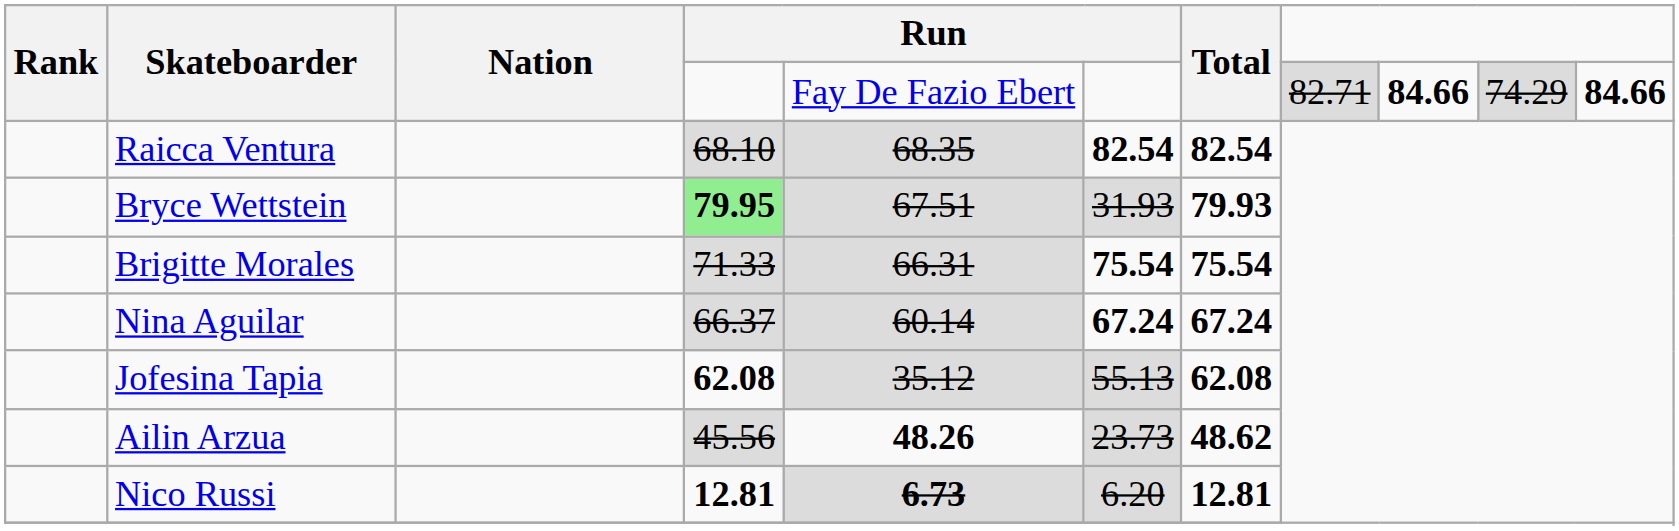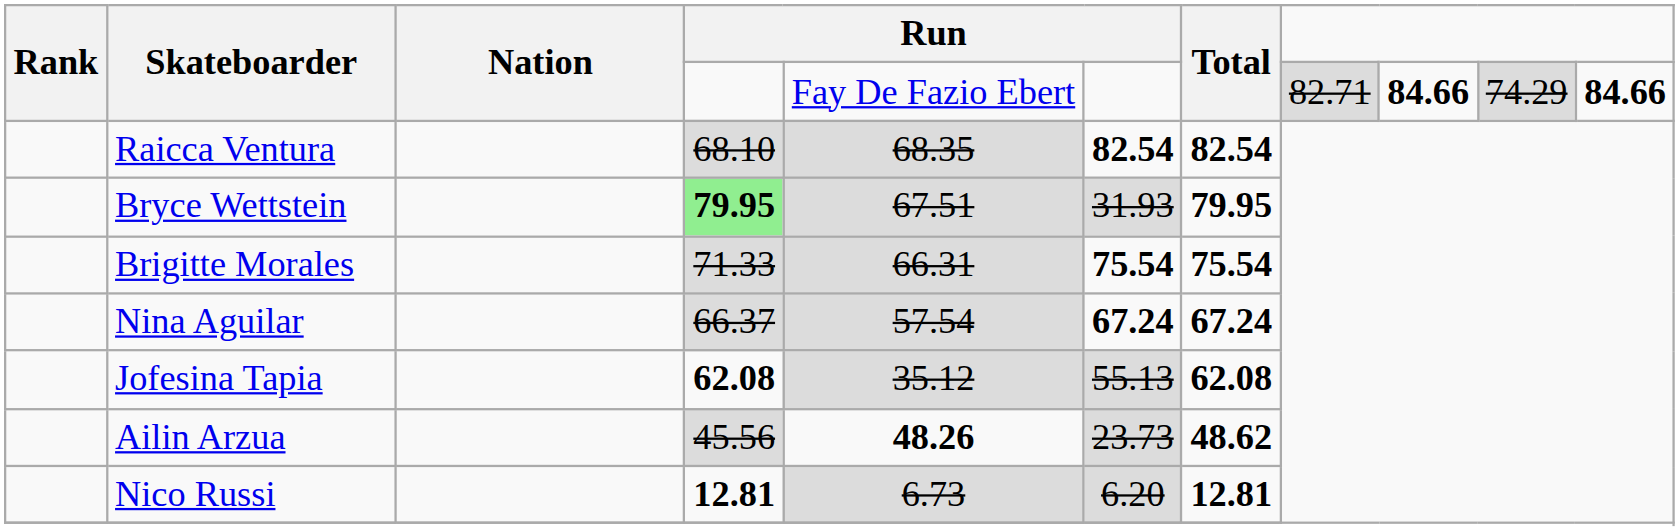(1231, 206) 79.93 -> (1231, 206) 79.95
(933, 321) 60.14 -> (933, 321) 57.54
(933, 494) bold -> (933, 494) normal
